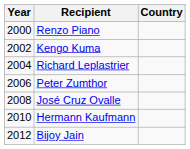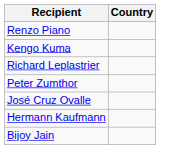- column: (19, 13)
